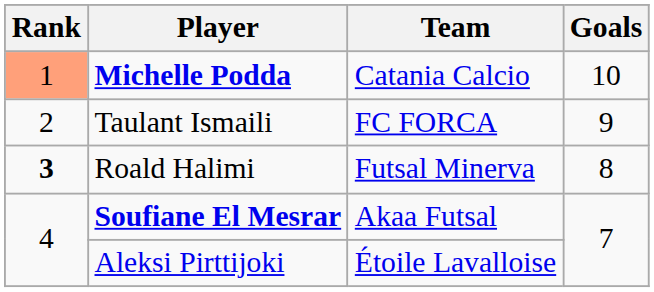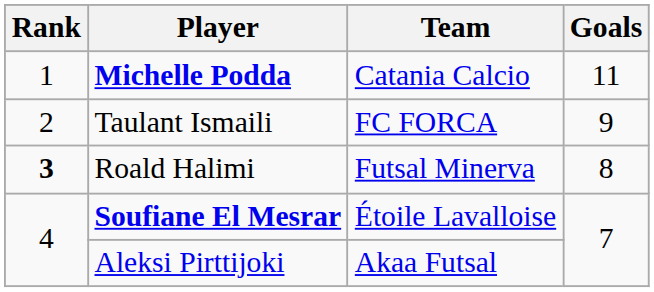(46, 74) lightsalmon background -> (46, 74) no background
(606, 74) 10 -> (606, 74) 11
(426, 215) Akaa Futsal -> (456, 215) Étoile Lavalloise
(456, 262) Étoile Lavalloise -> (426, 262) Akaa Futsal
